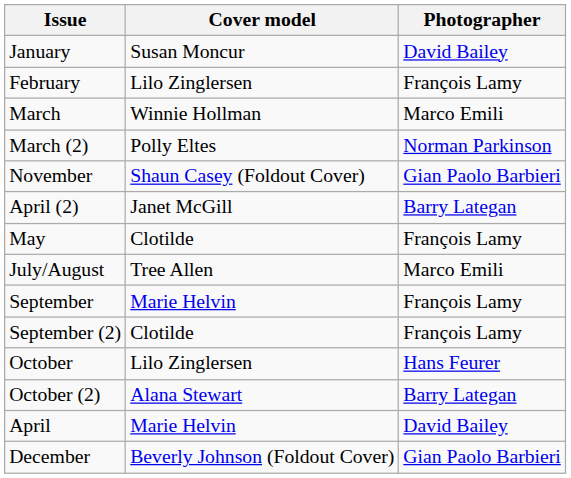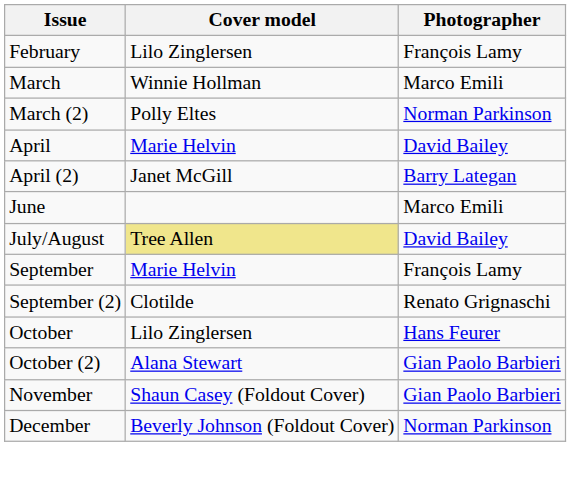- row: (40, 51)
rows swapped: (30, 425) <-> (51, 176)
- row: (27, 238)
+ row: (27, 207)
(172, 269) no background -> (172, 238) khaki background
(453, 269) Marco Emili -> (456, 238) David Bailey
(463, 332) François Lamy -> (477, 301) Renato Grignaschi
(460, 394) Barry Lategan -> (482, 363) Gian Paolo Barbieri
(482, 457) Gian Paolo Barbieri -> (477, 425) Norman Parkinson
